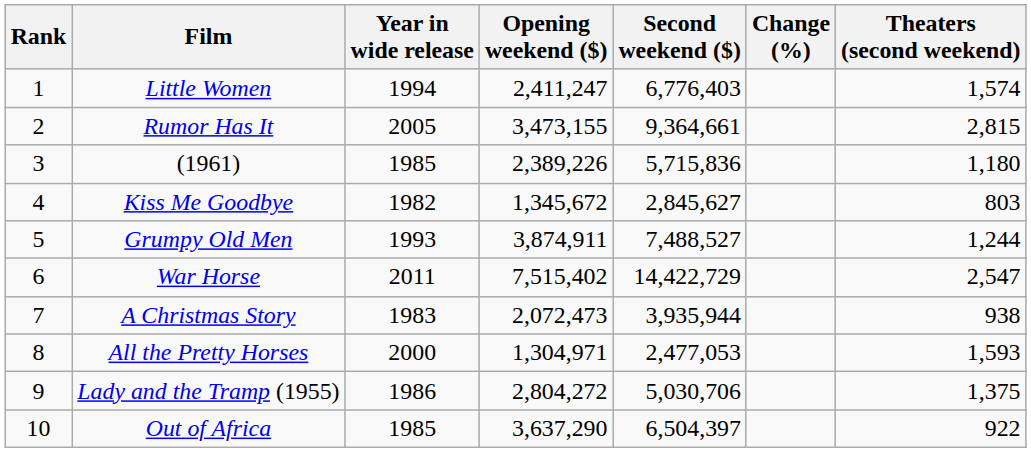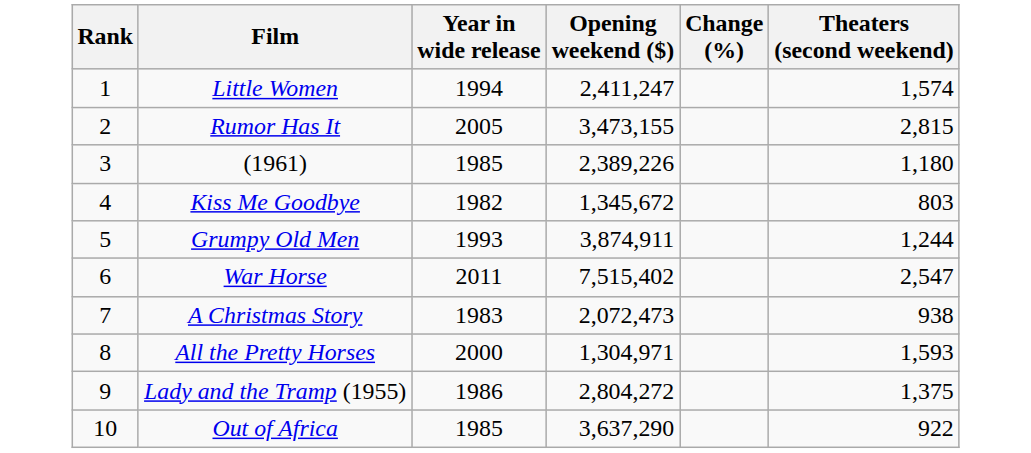- column: (680, 36)
